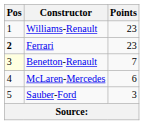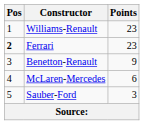(9, 62) lightyellow background -> (9, 62) no background
(134, 62) 7 -> (134, 62) 9
